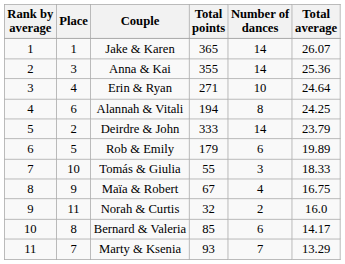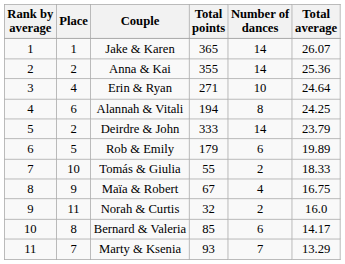(74, 68) 3 -> (74, 68) 2
(260, 169) 3 -> (260, 169) 2
